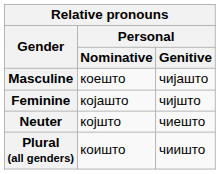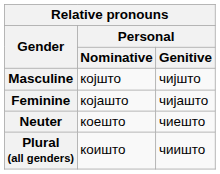(103, 79) коешто -> (101, 79) којшто
(184, 79) чијашто -> (180, 79) чијшто
(180, 100) чијшто -> (184, 100) чијашто
(101, 121) којшто -> (103, 121) коешто
